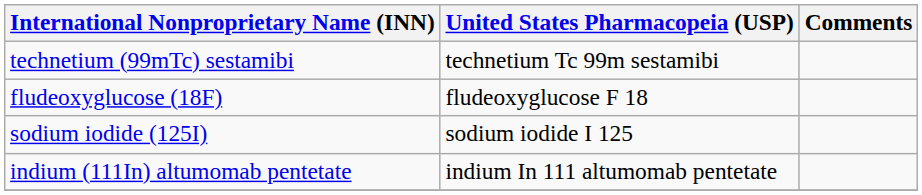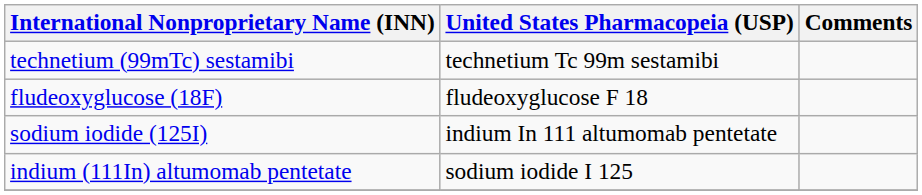(539, 134) sodium iodide I 125 -> (611, 134) indium In 111 altumomab pentetate
(611, 171) indium In 111 altumomab pentetate -> (539, 171) sodium iodide I 125
